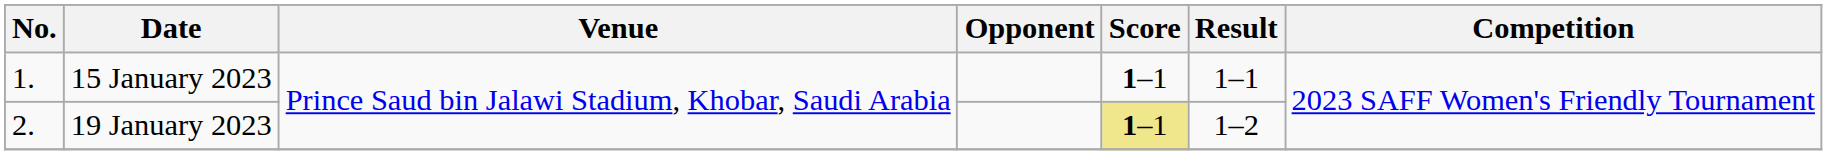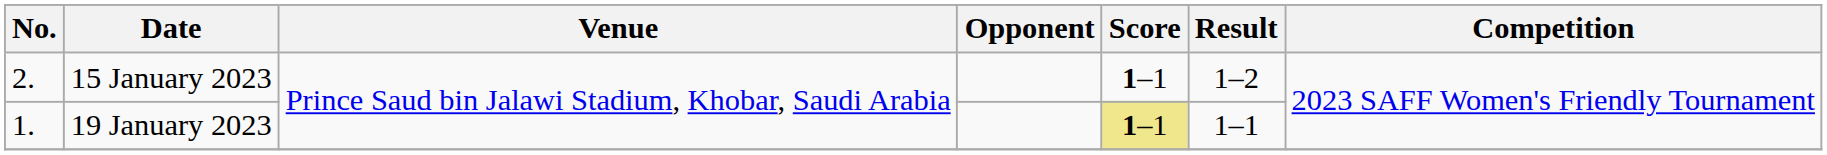(23, 76) 1. -> (23, 76) 2.
(1236, 76) 1–1 -> (1236, 76) 1–2
(23, 125) 2. -> (23, 125) 1.
(1236, 125) 1–2 -> (1236, 125) 1–1
